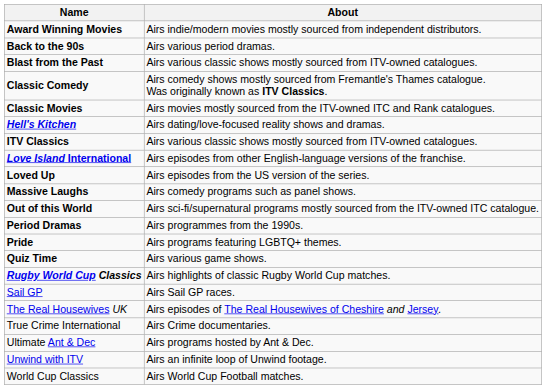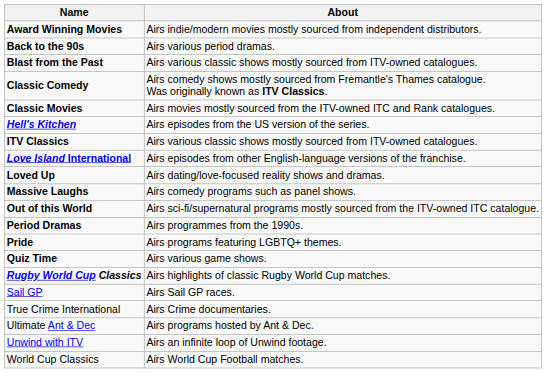(266, 125) Airs dating/love-focused reality shows and dramas. -> (258, 125) Airs episodes from the US version of the series.
(258, 175) Airs episodes from the US version of the series. -> (266, 175) Airs dating/love-focused reality shows and dramas.
- row: (67, 309)
